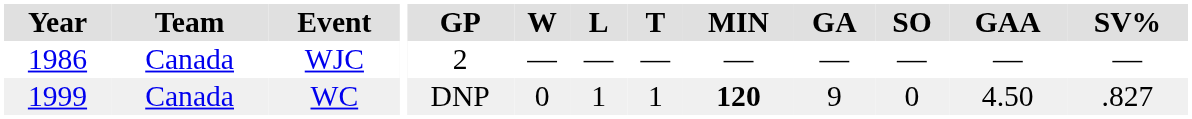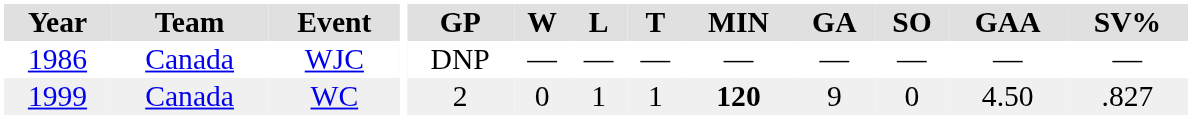(460, 59) 2 -> (460, 59) DNP
(460, 96) DNP -> (460, 96) 2
